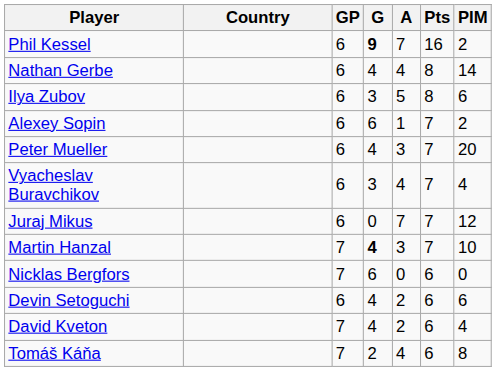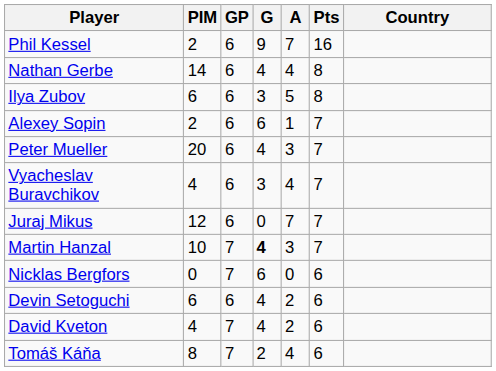columns swapped: (258, 17) <-> (473, 17)
(372, 44) bold -> (261, 44) normal
